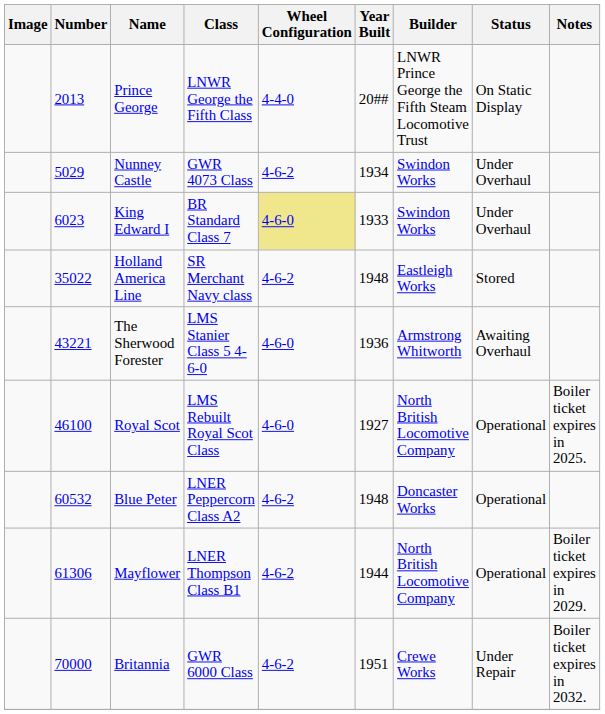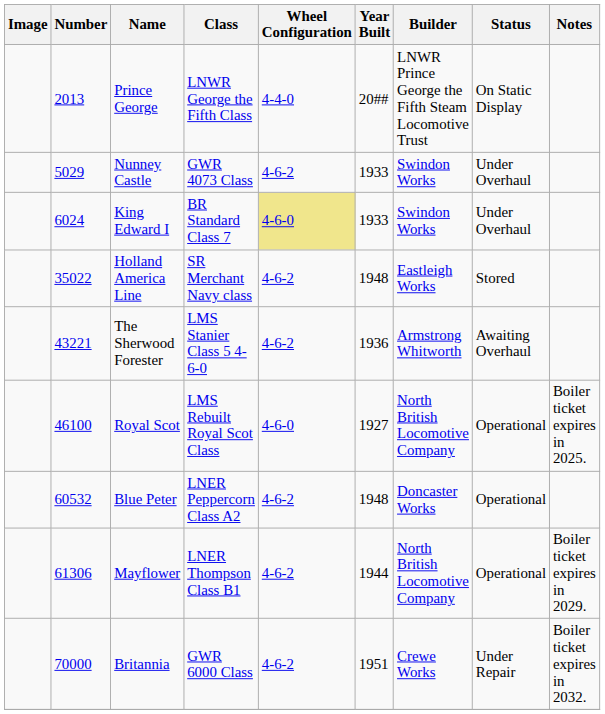(374, 172) 1934 -> (374, 172) 1933
(69, 221) 6023 -> (69, 221) 6024
(278, 343) 4-6-0 -> (278, 343) 4-6-2
